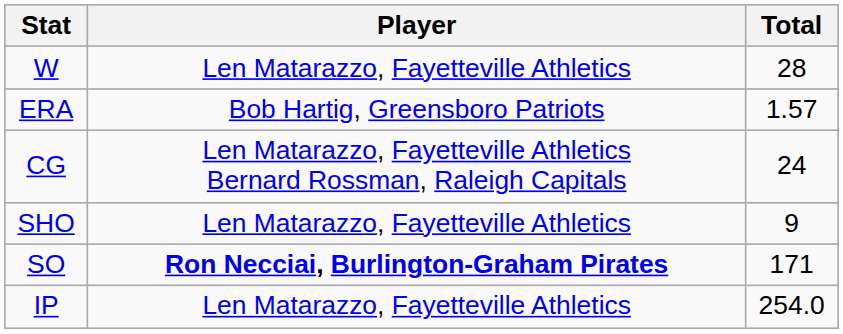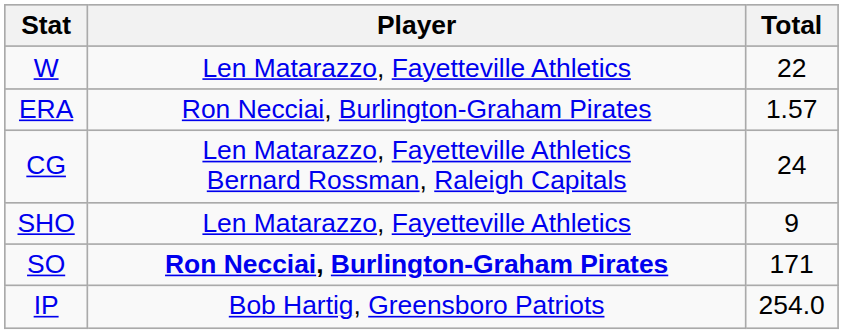(792, 67) 28 -> (792, 67) 22
(417, 109) Bob Hartig, Greensboro Patriots -> (417, 109) Ron Necciai, Burlington-Graham Pirates
(417, 306) Len Matarazzo, Fayetteville Athletics -> (417, 306) Bob Hartig, Greensboro Patriots
